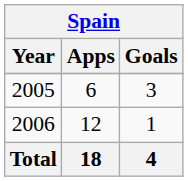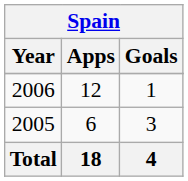rows swapped: (33, 90) <-> (33, 124)
